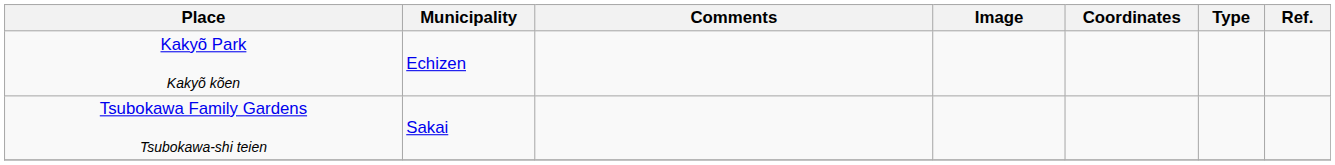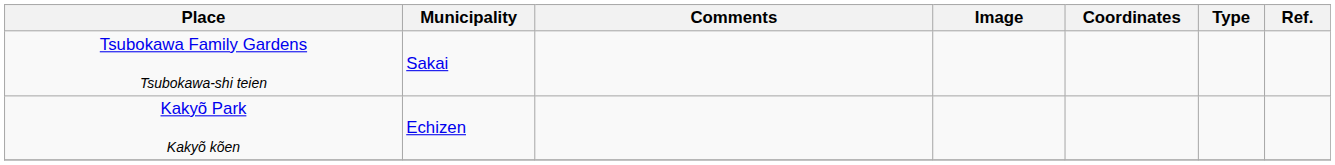rows swapped: (203, 63) <-> (203, 127)
